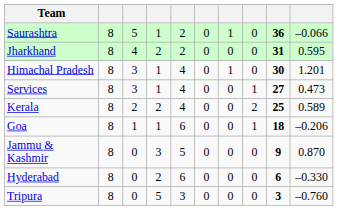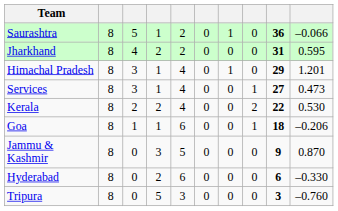(278, 70) 30 -> (278, 70) 29
(278, 107) 25 -> (278, 107) 22
(312, 107) 0.589 -> (312, 107) 0.530
